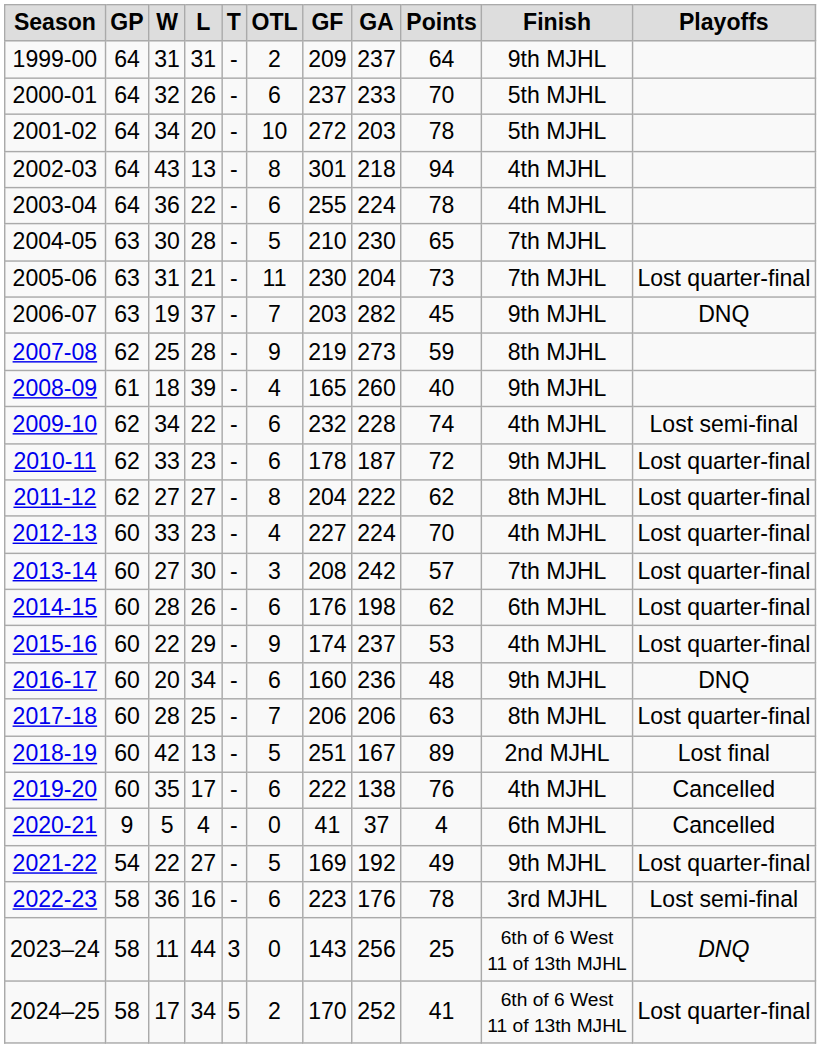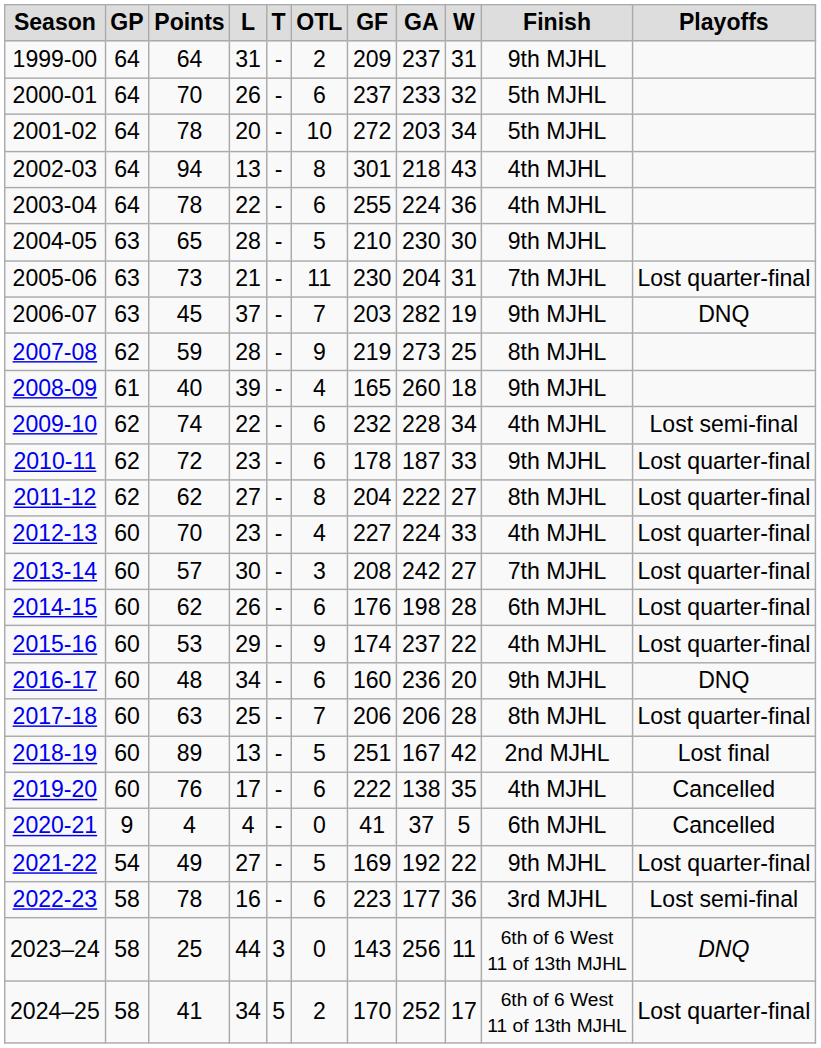columns swapped: (167, 22) <-> (442, 22)
(557, 242) 7th MJHL -> (557, 242) 9th MJHL
(376, 899) 176 -> (421, 899) 177
